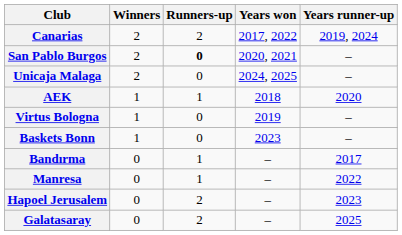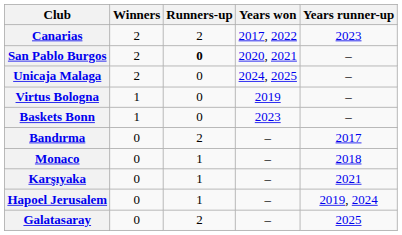(349, 35) 2019, 2024 -> (349, 35) 2023
- row: (57, 96)
(199, 158) 1 -> (199, 138) 2
+ row: (57, 158)
+ row: (57, 179)
- row: (57, 179)
(199, 199) 2 -> (199, 199) 1
(349, 199) 2023 -> (349, 199) 2019, 2024
